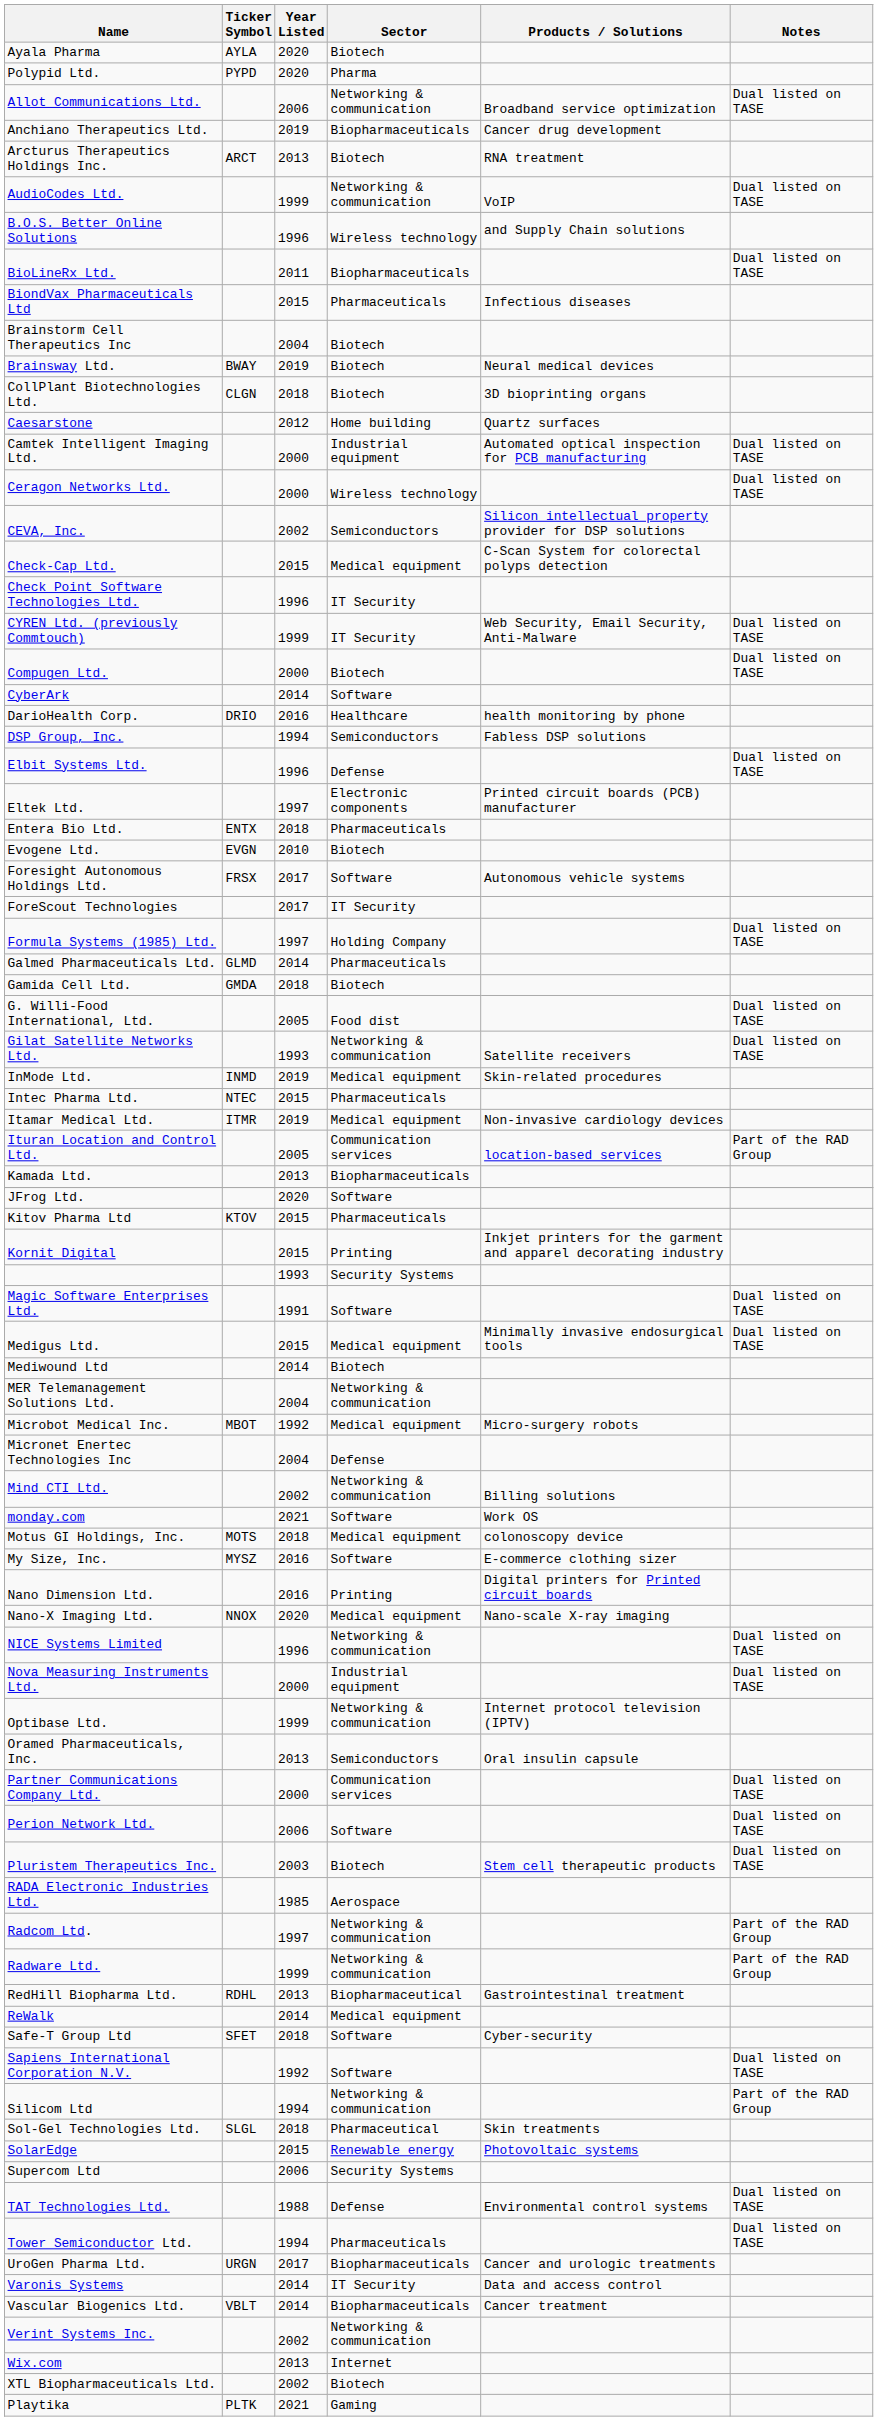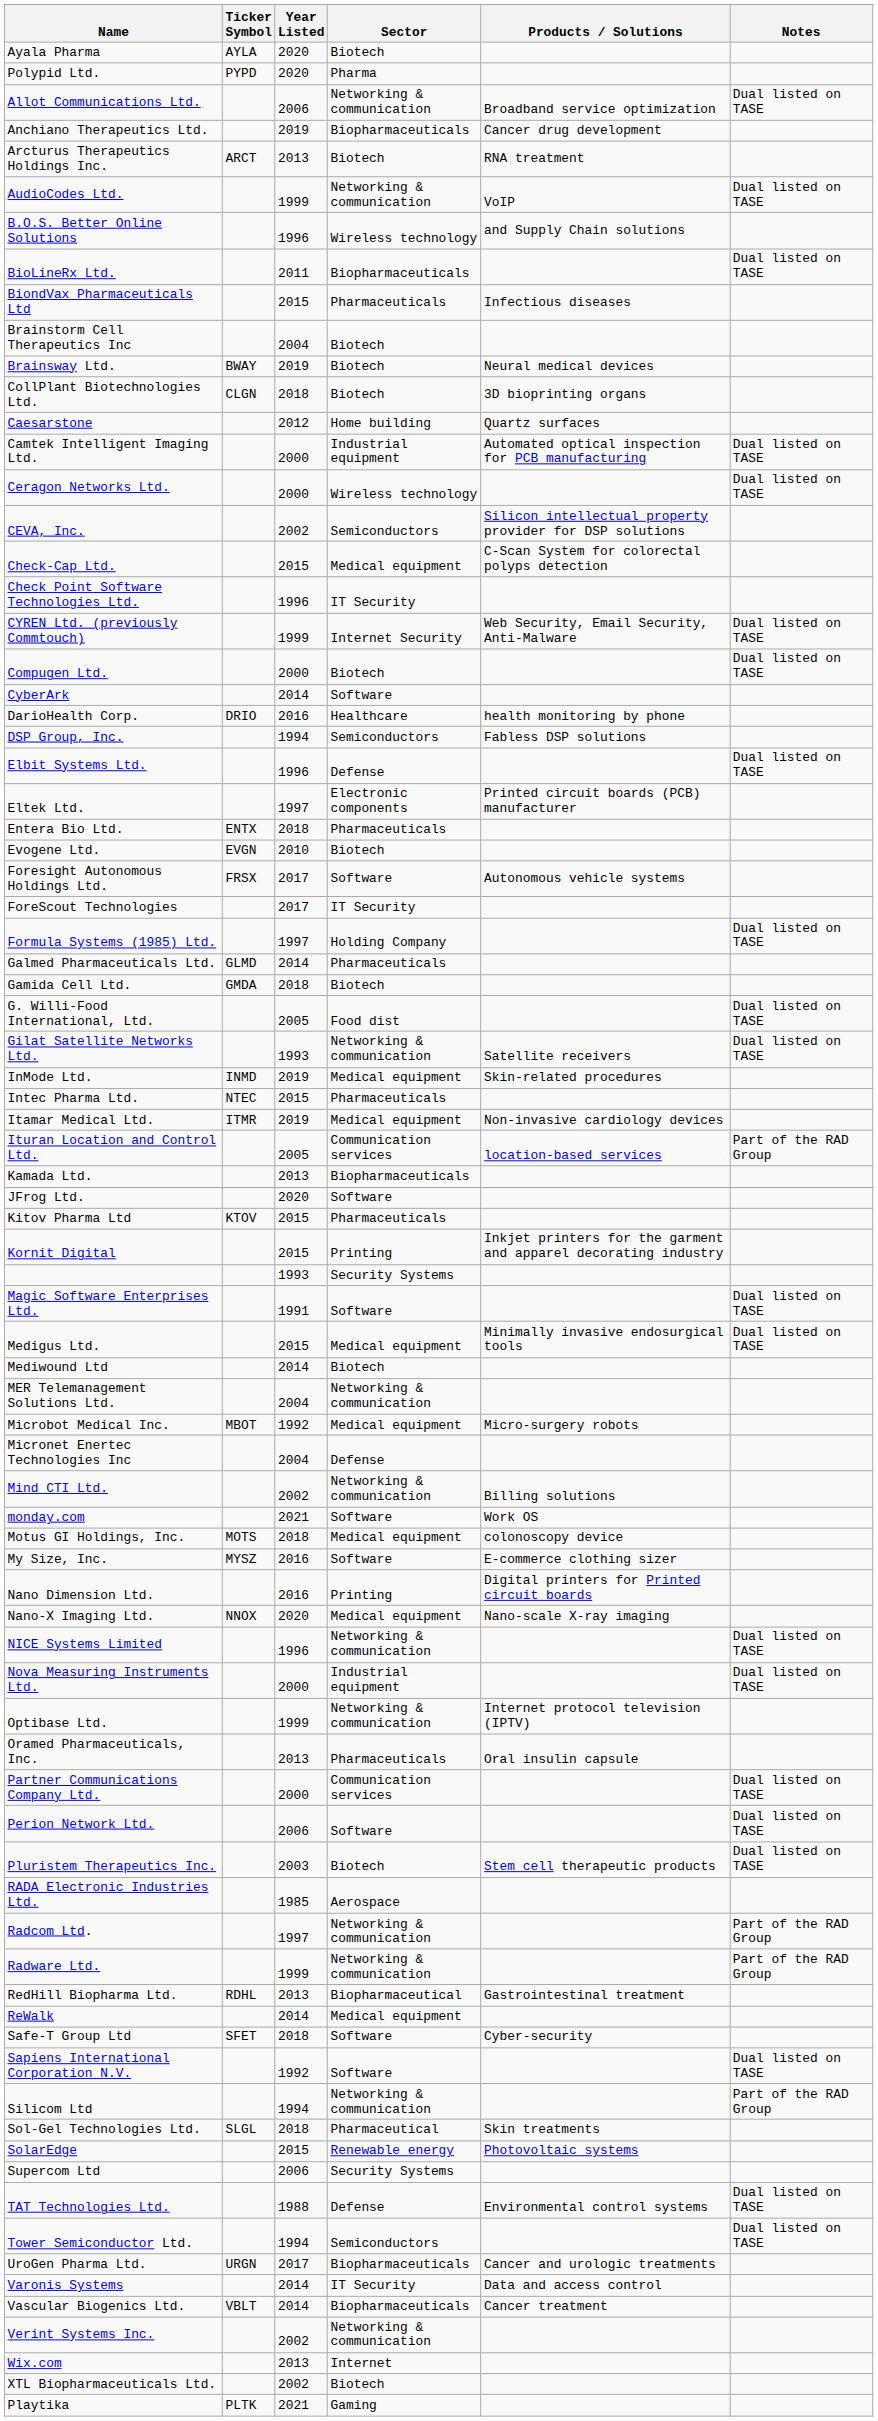(373, 638) IT Security -> (396, 638) Internet Security
(385, 1759) Semiconductors -> (388, 1759) Pharmaceuticals
(388, 2244) Pharmaceuticals -> (385, 2244) Semiconductors
